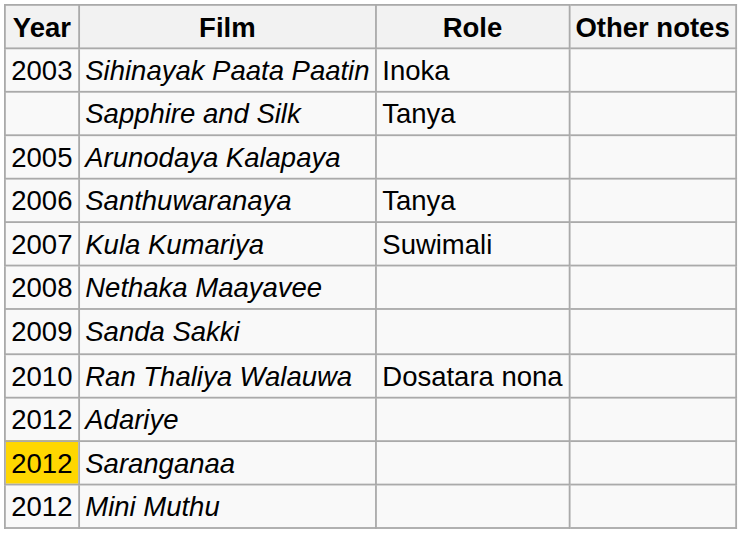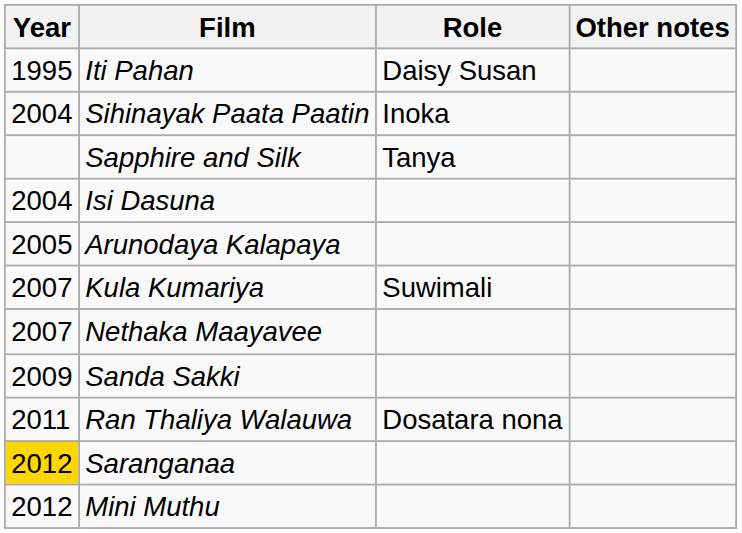+ row: (140, 70)
(42, 70) 2003 -> (42, 114) 2004
+ row: (150, 201)
- row: (188, 201)
(42, 288) 2008 -> (42, 332) 2007
(42, 375) 2010 -> (41, 419) 2011
- row: (132, 419)
